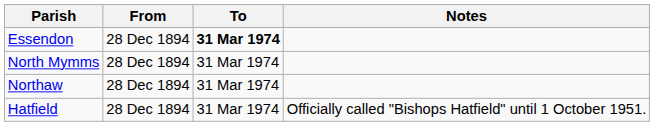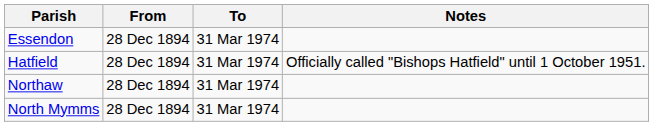(238, 39) bold -> (238, 39) normal
rows swapped: (33, 109) <-> (54, 62)
